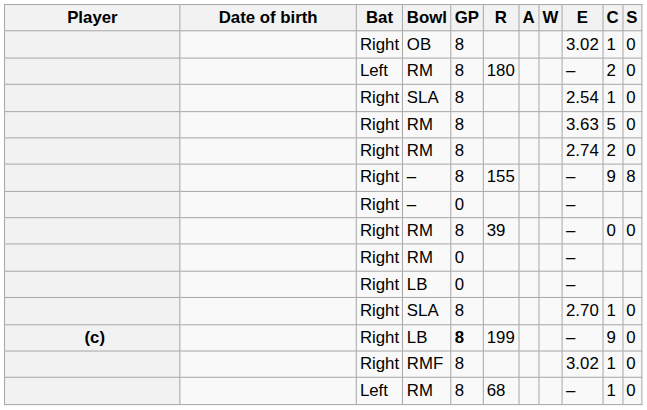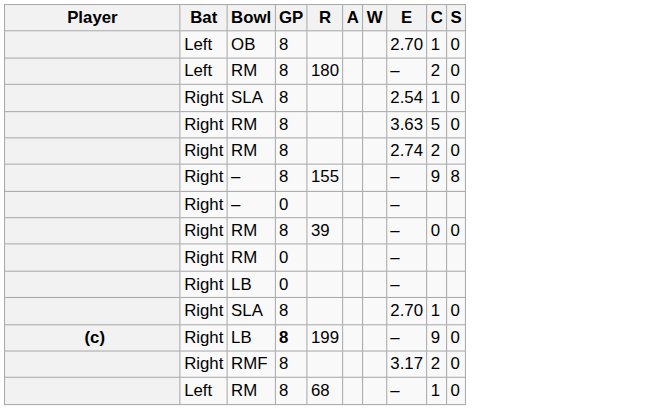- column: (268, 17)
(379, 44) Right -> (198, 44) Left
(582, 44) 3.02 -> (407, 44) 2.70
(582, 364) 3.02 -> (407, 364) 3.17
(611, 364) 1 -> (435, 364) 2
